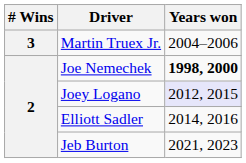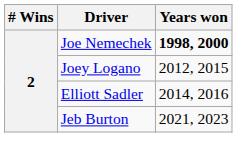- row: (111, 43)
(203, 94) lavender background -> (194, 68) no background
